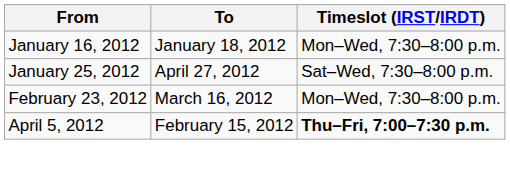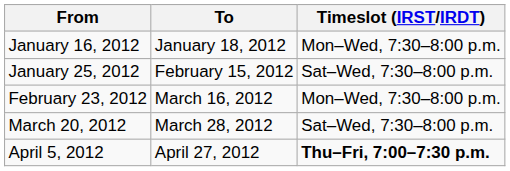(207, 71) April 27, 2012 -> (224, 71) February 15, 2012
+ row: (67, 125)
(224, 125) February 15, 2012 -> (207, 152) April 27, 2012
